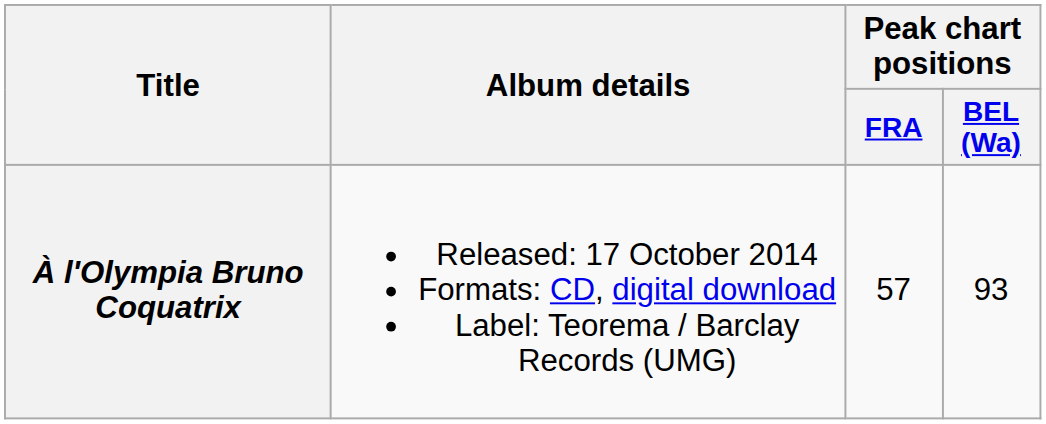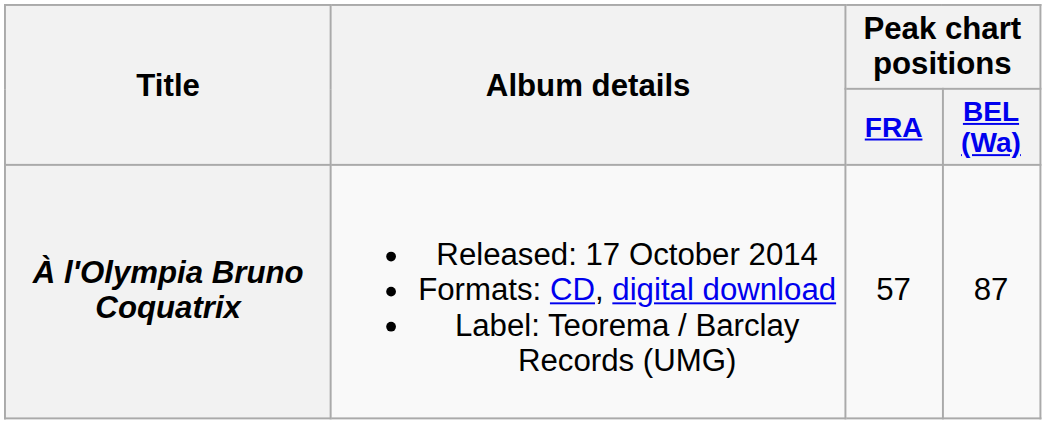(991, 290) 93 -> (991, 290) 87
